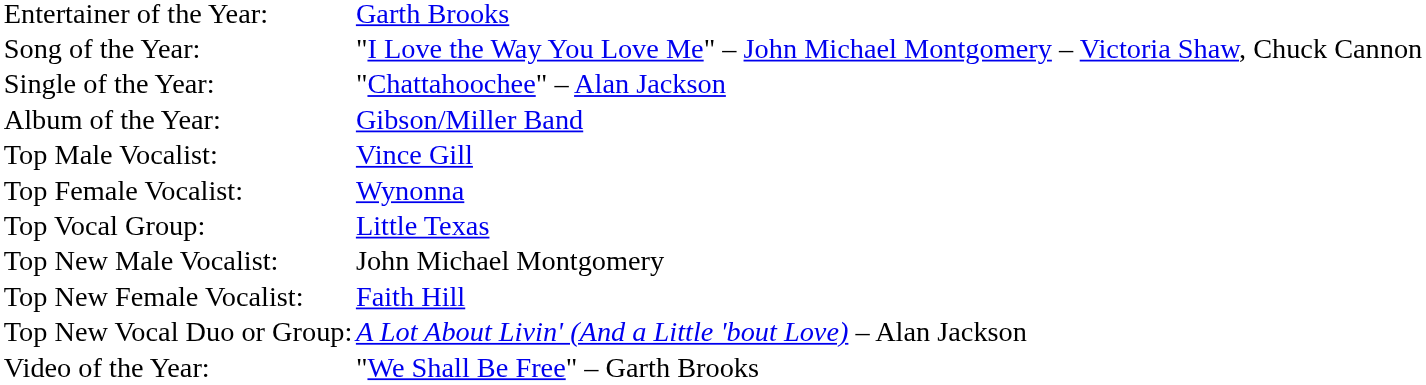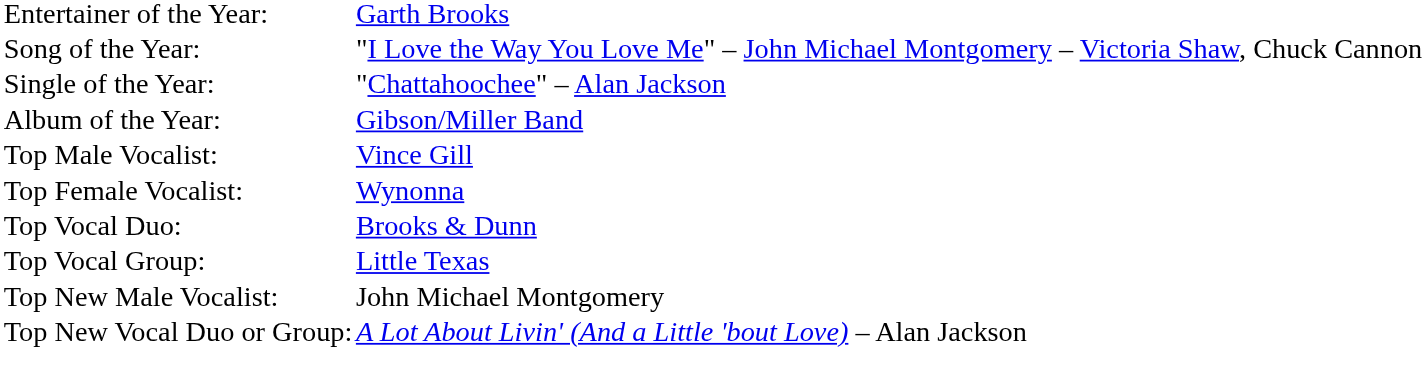+ row: (93, 225)
- row: (154, 296)
- row: (107, 367)
